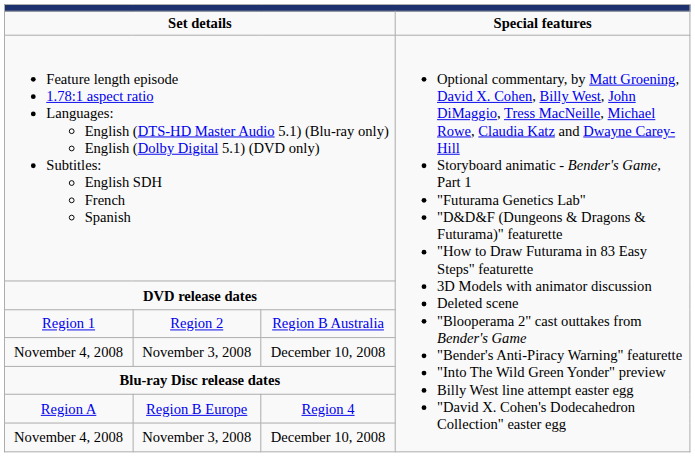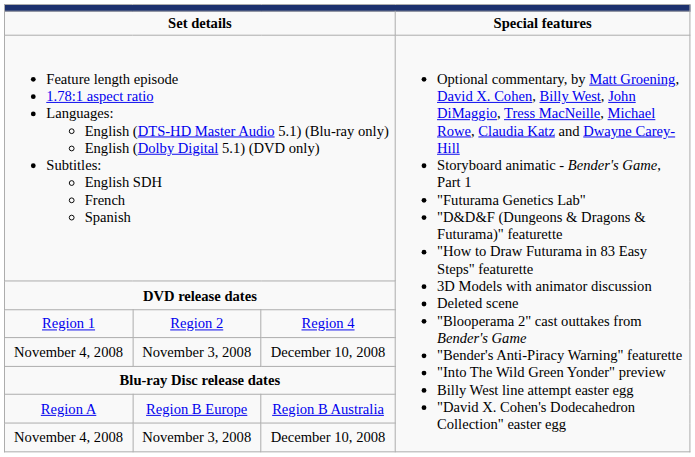(328, 324) Region B Australia -> (328, 324) Region 4
(328, 409) Region 4 -> (328, 409) Region B Australia
